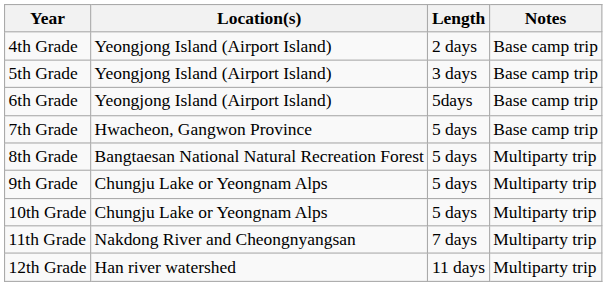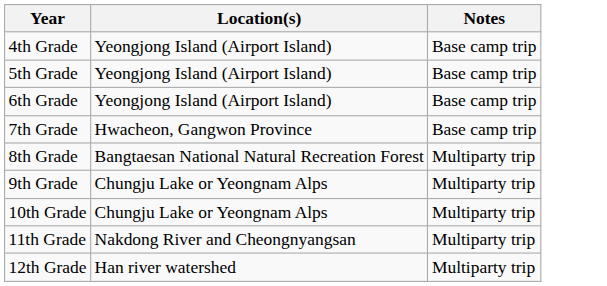- column: (459, 18)
